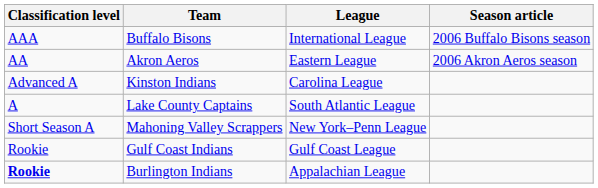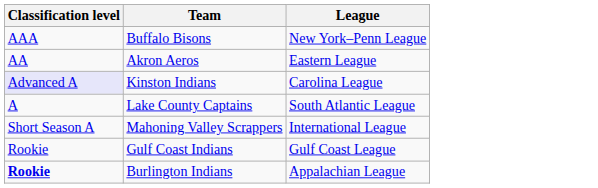- column: (511, 15)
(348, 37) International League -> (358, 37) New York–Penn League
(43, 82) no background -> (43, 82) lavender background
(358, 127) New York–Penn League -> (348, 127) International League
